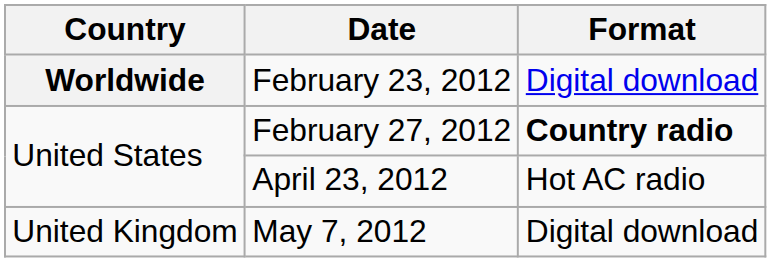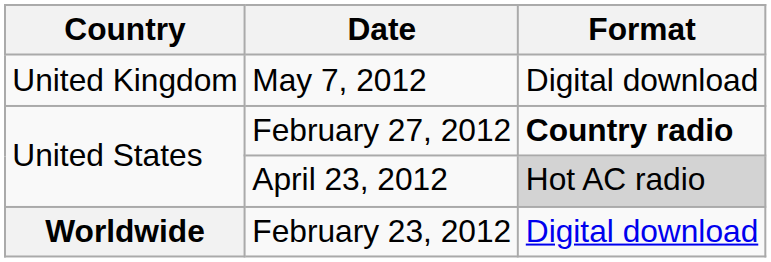rows swapped: (382, 79) <-> (339, 230)
(616, 180) no background -> (616, 180) lightgrey background
